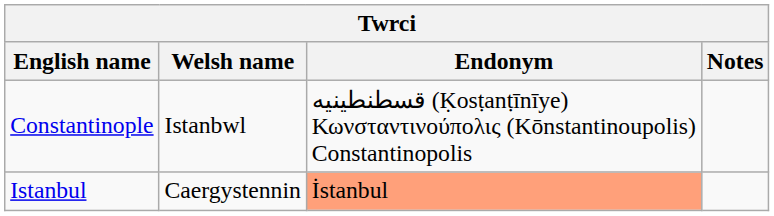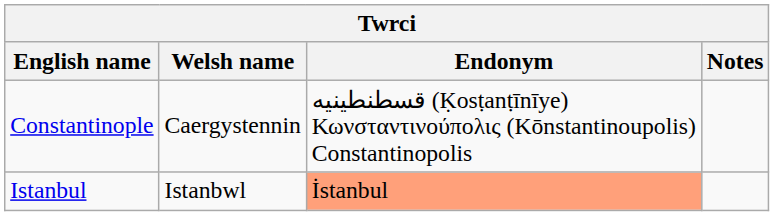(205, 125) Istanbwl -> (233, 125) Caergystennin
(233, 190) Caergystennin -> (205, 190) Istanbwl
